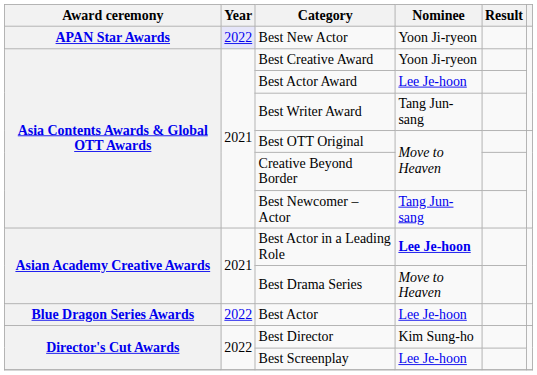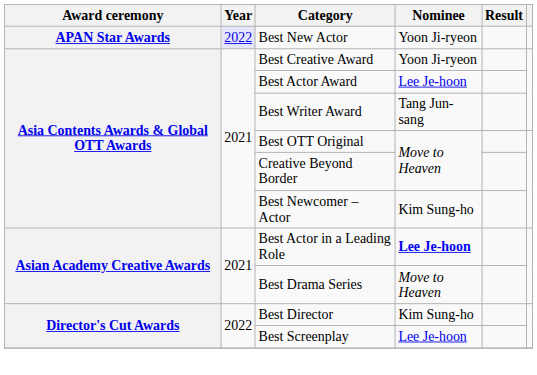(426, 209) Tang Jun-sang -> (436, 209) Kim Sung-ho
- row: (288, 314)
